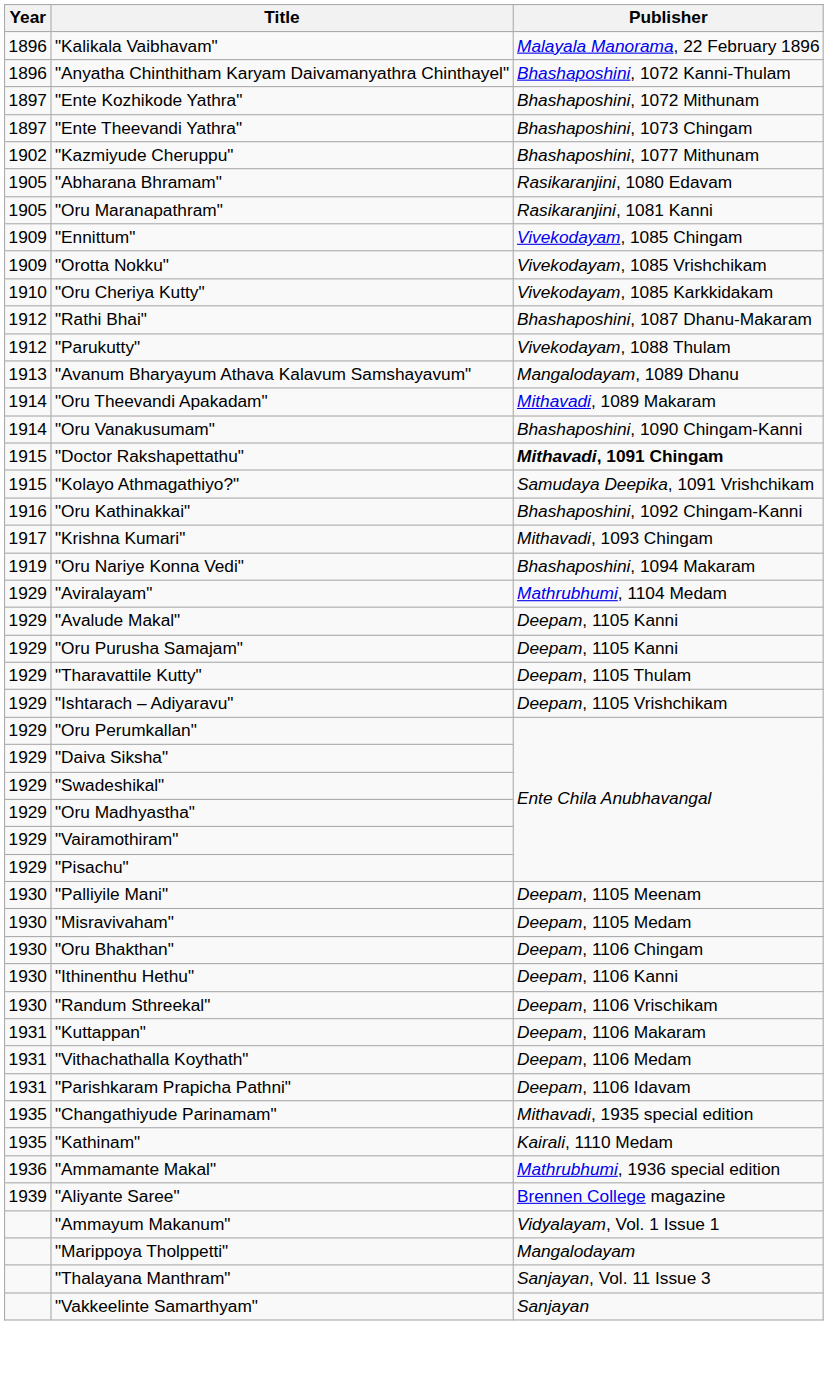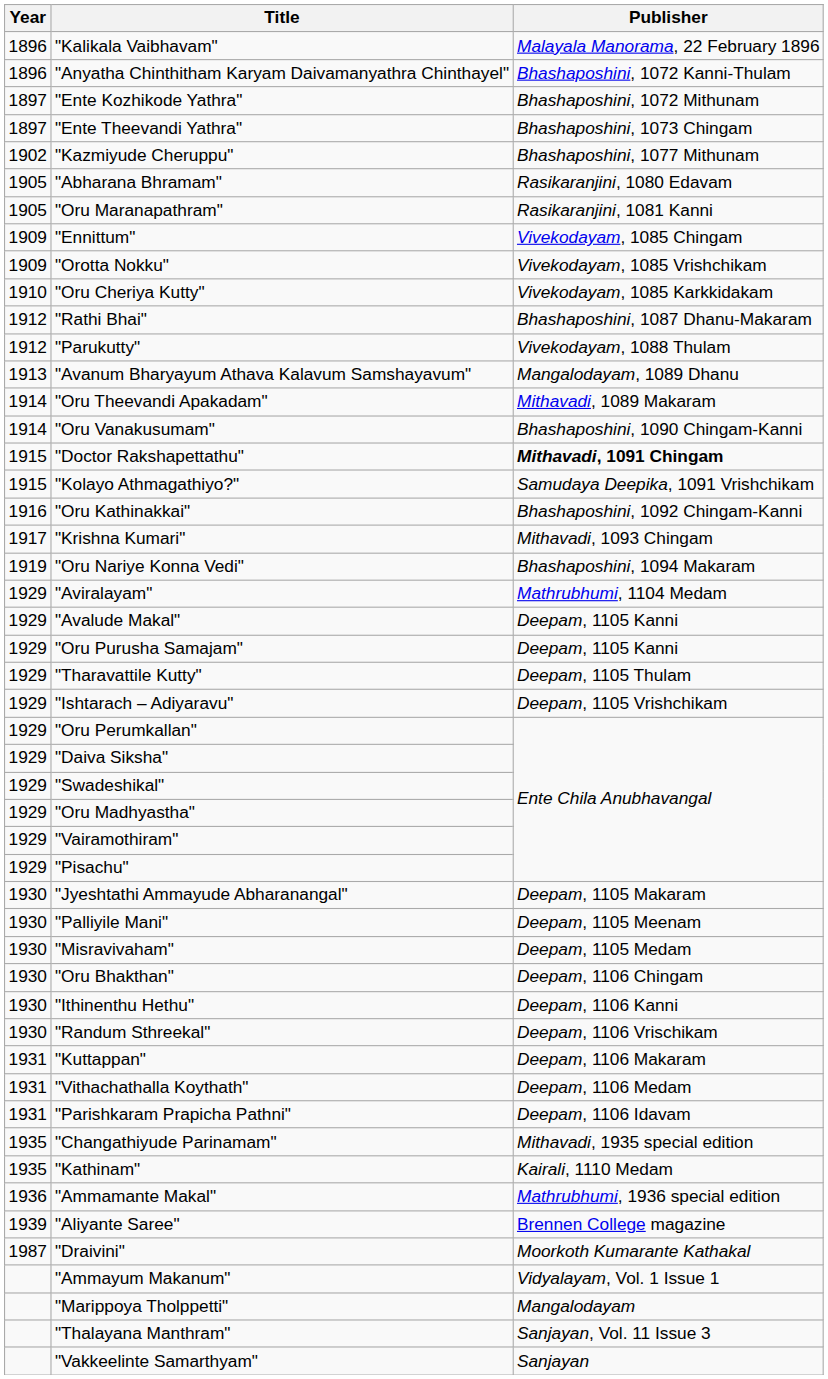+ row: (201, 895)
+ row: (90, 1251)
